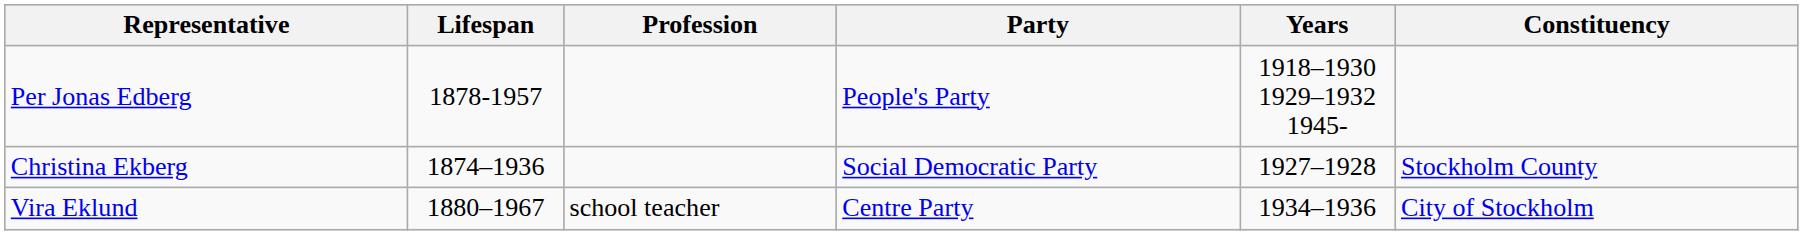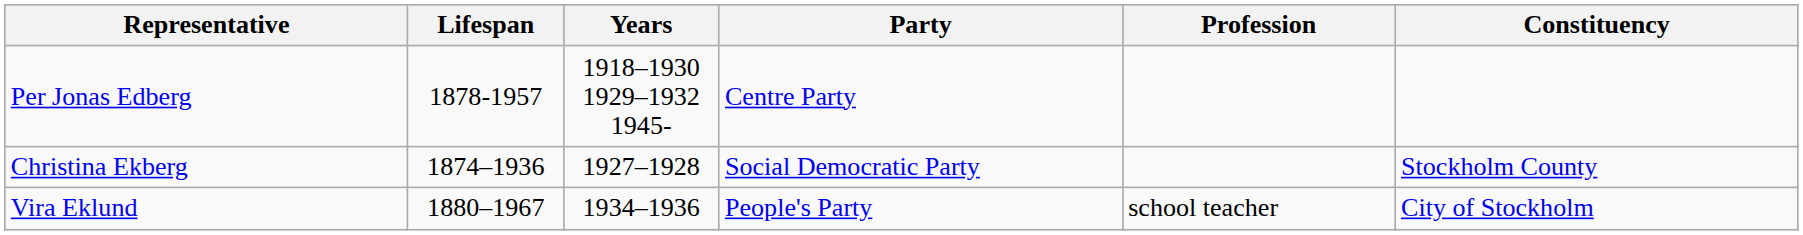columns swapped: (700, 25) <-> (1317, 25)
(916, 95) People's Party -> (791, 95) Centre Party
(908, 207) Centre Party -> (799, 207) People's Party
